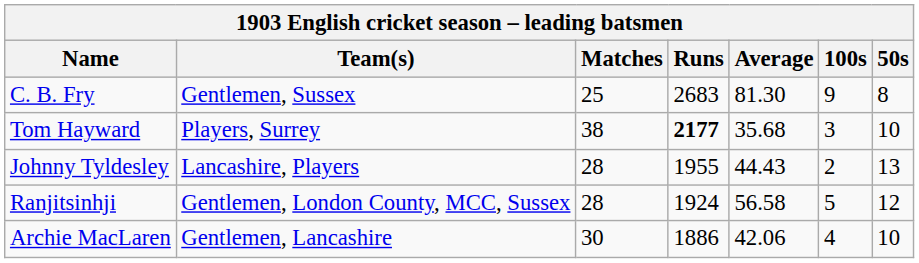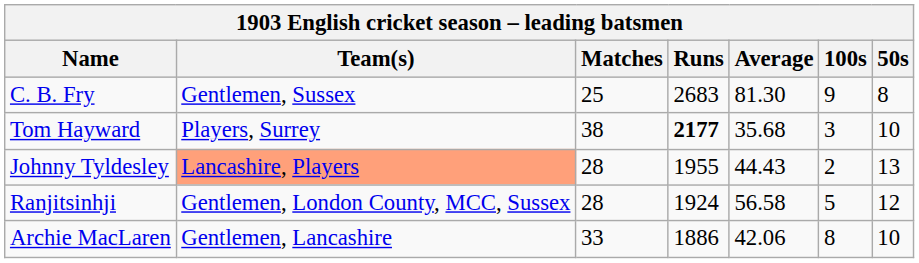(270, 166) no background -> (270, 166) lightsalmon background
(592, 238) 30 -> (592, 238) 33
(830, 238) 4 -> (830, 238) 8
